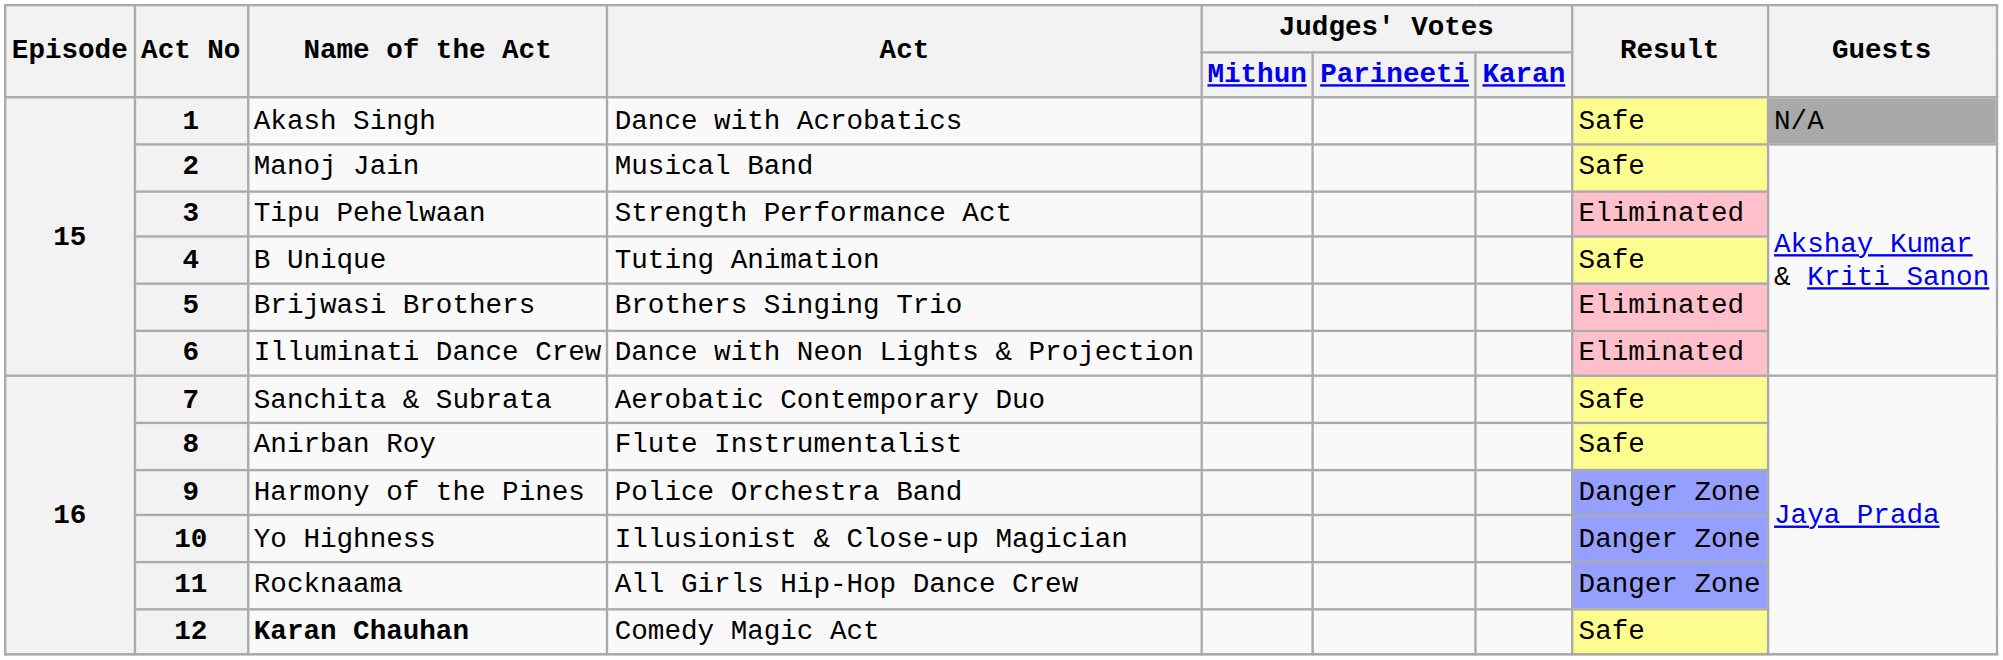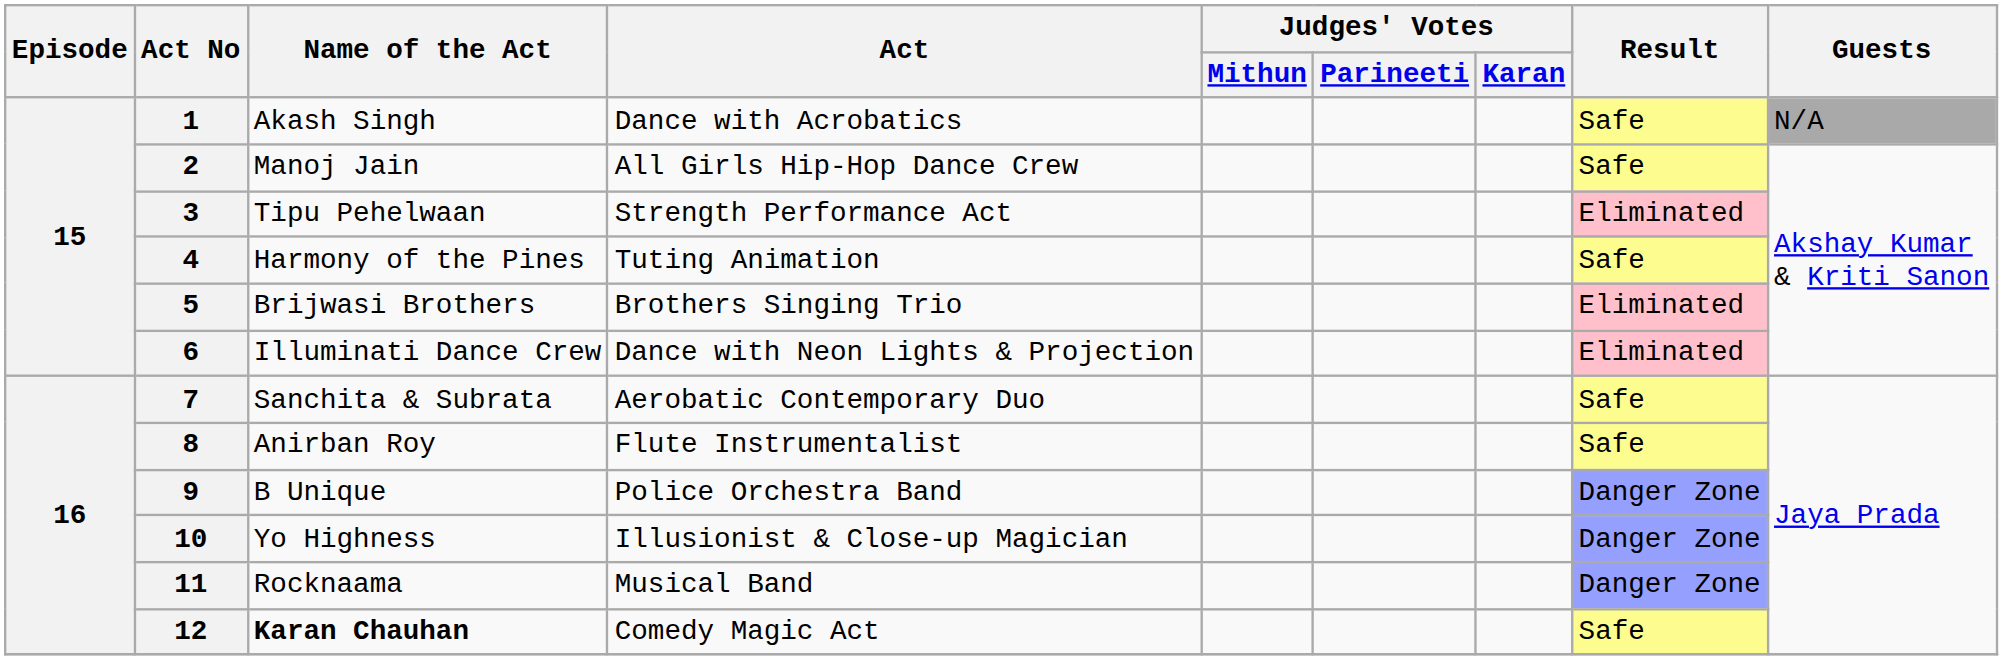(714, 167) Musical Band -> (847, 167) All Girls Hip-Hop Dance Crew
(320, 260) B Unique -> (419, 260) Harmony of the Pines
(419, 492) Harmony of the Pines -> (320, 492) B Unique
(847, 585) All Girls Hip-Hop Dance Crew -> (714, 585) Musical Band
